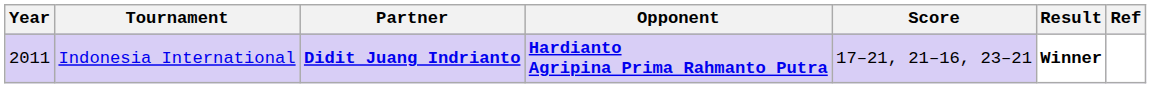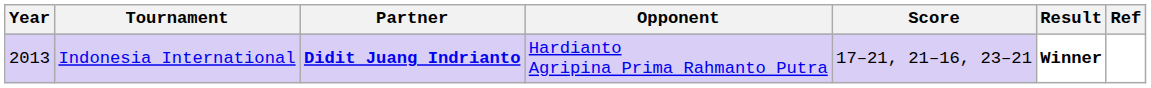(30, 58) 2011 -> (30, 58) 2013
(678, 58) bold -> (678, 58) normal
